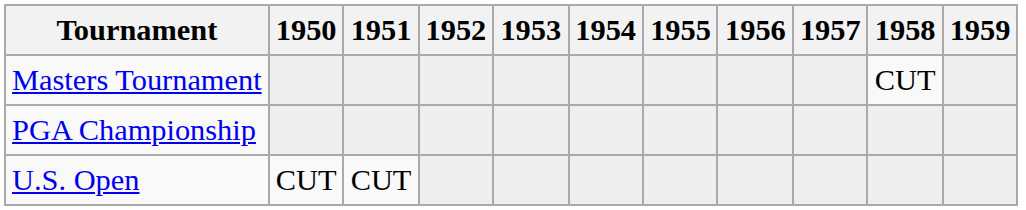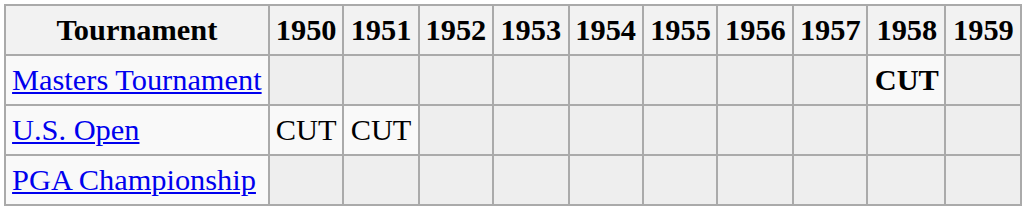(905, 79) normal -> (907, 79) bold
rows swapped: (76, 180) <-> (134, 130)
